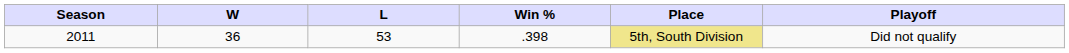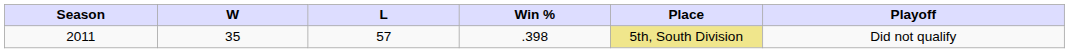(233, 36) 36 -> (233, 36) 35
(384, 36) 53 -> (384, 36) 57
